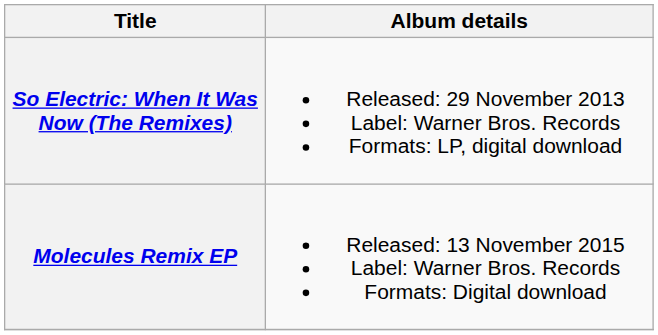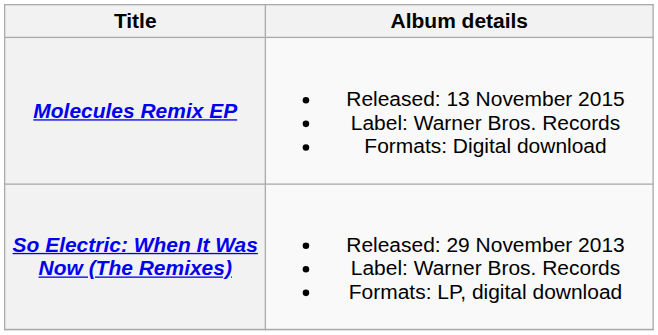rows swapped: (135, 110) <-> (135, 256)
